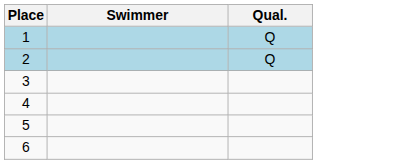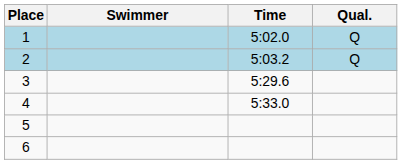+ column: (270, 15)
